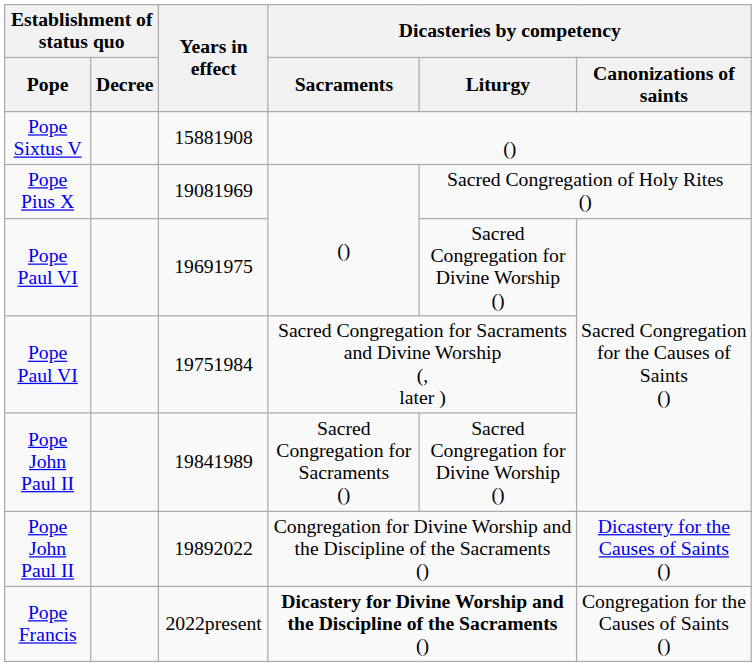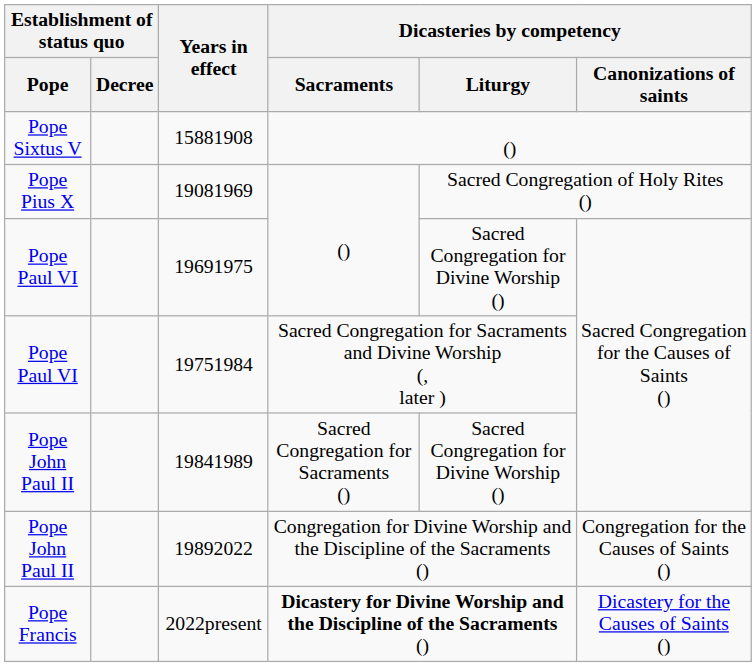(664, 548) Dicastery for the Causes of Saints () -> (664, 548) Congregation for the Causes of Saints ()
(664, 624) Congregation for the Causes of Saints () -> (664, 624) Dicastery for the Causes of Saints ()
